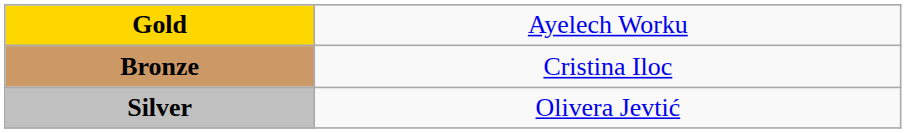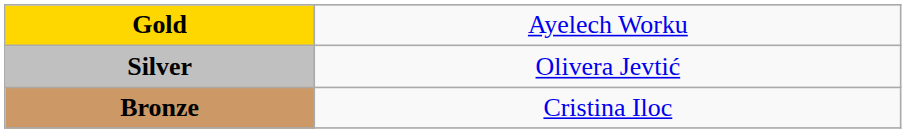rows swapped: (160, 107) <-> (160, 66)
